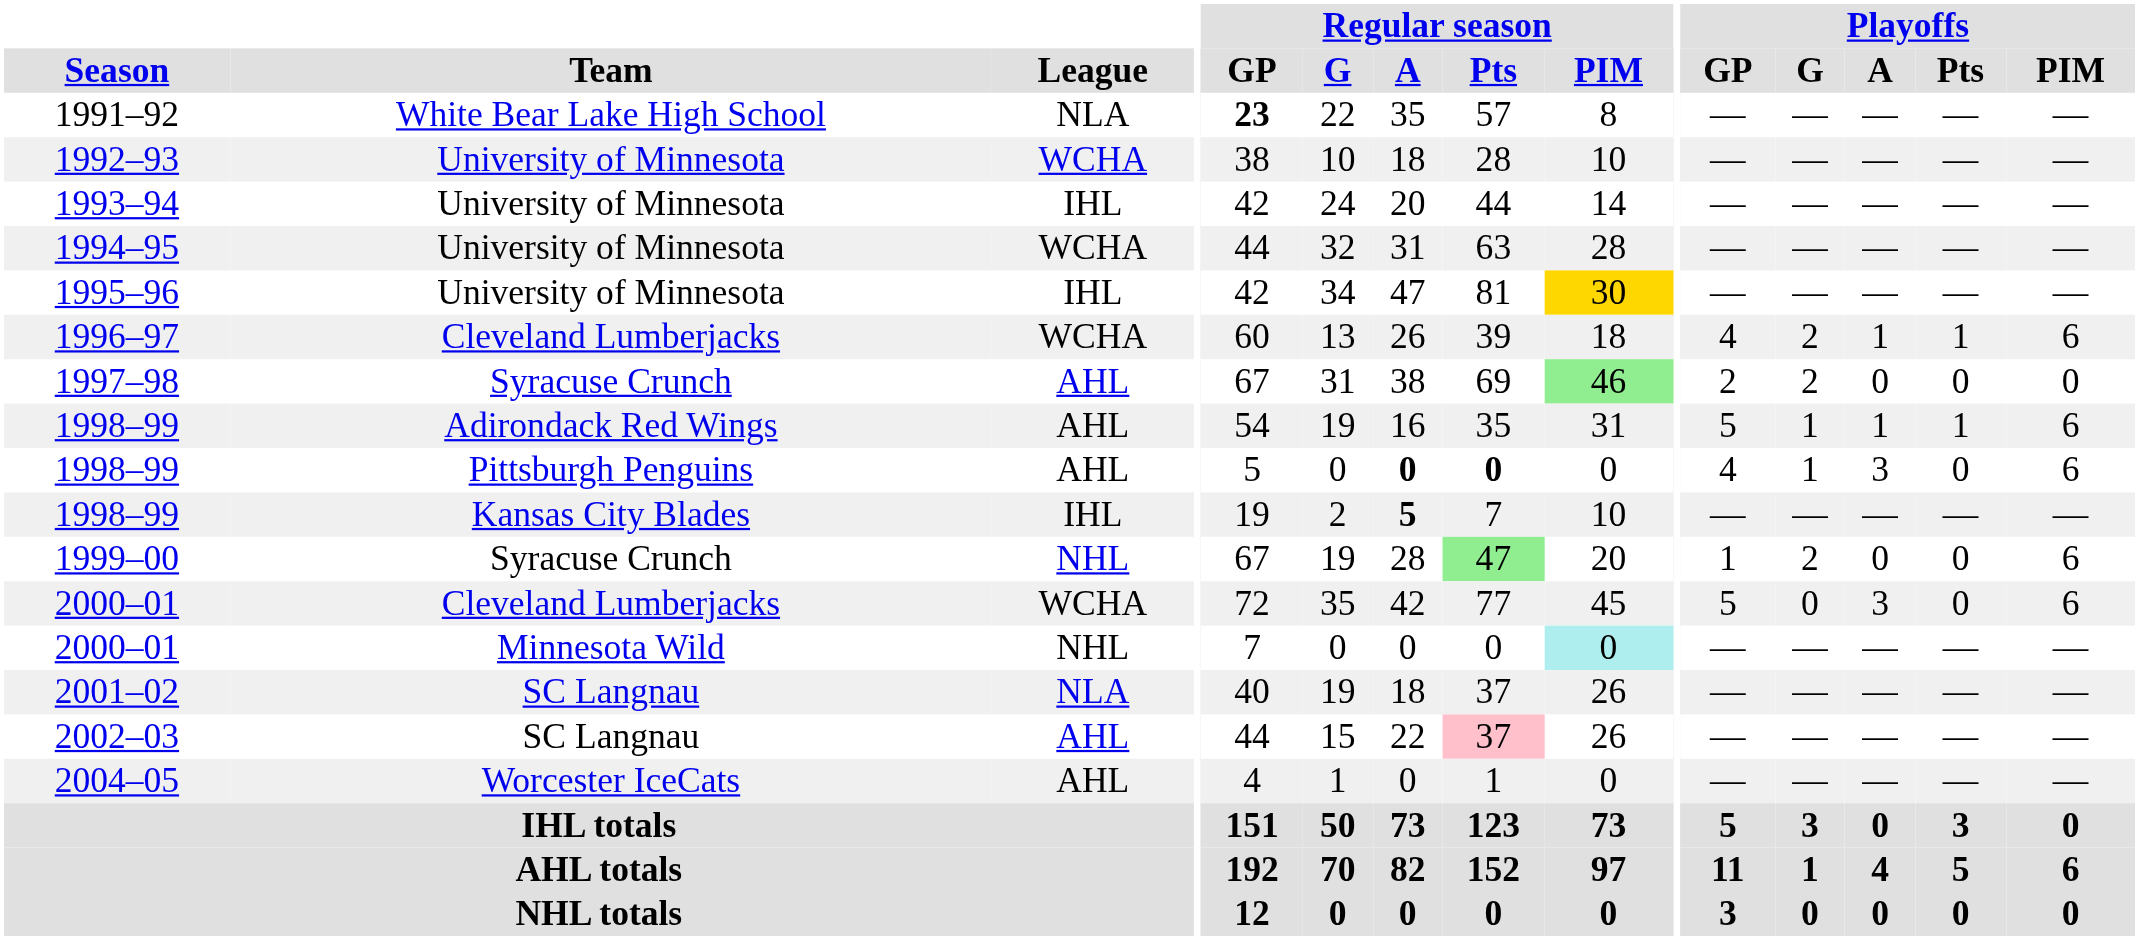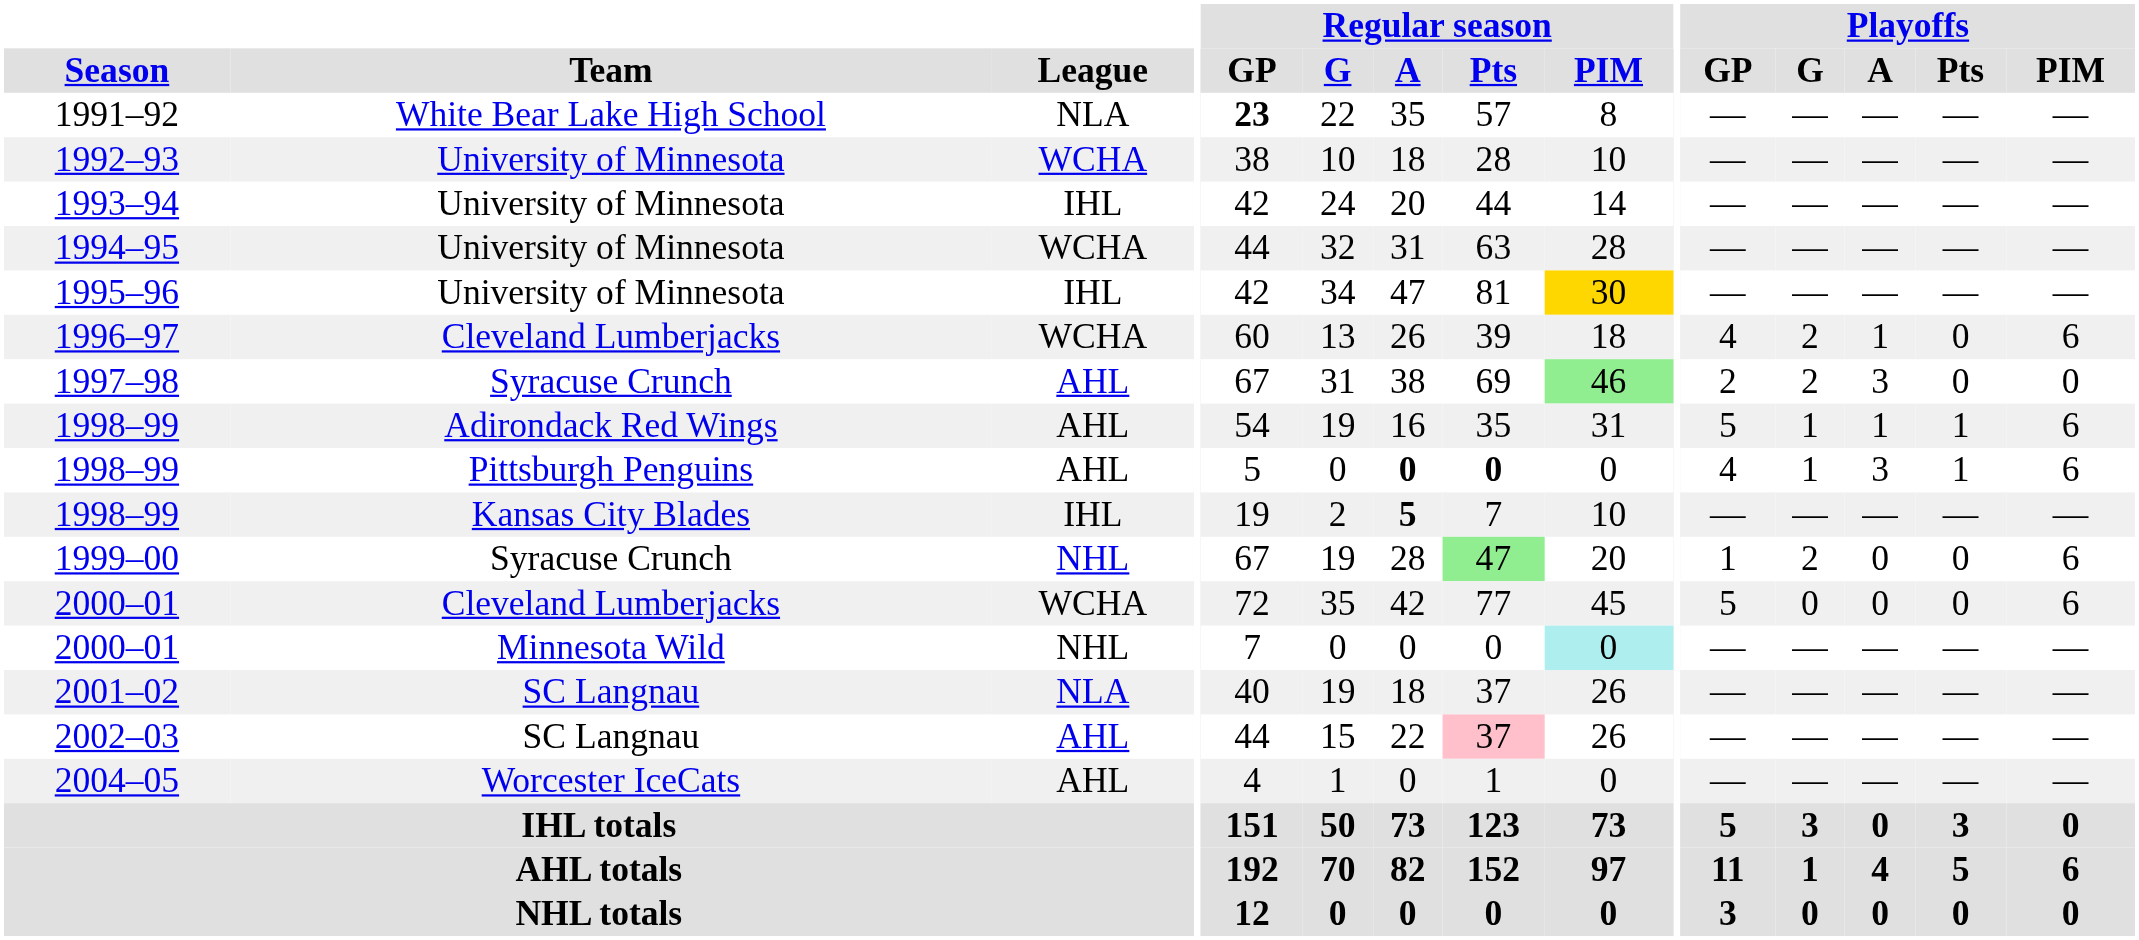(1961, 336) 1 -> (1961, 336) 0
(1880, 380) 0 -> (1880, 380) 3
(1961, 469) 0 -> (1961, 469) 1
(1880, 602) 3 -> (1880, 602) 0
